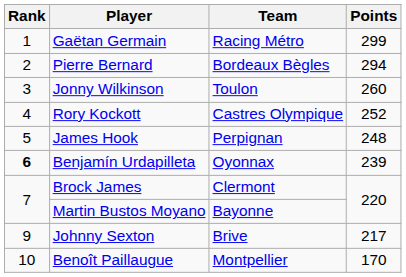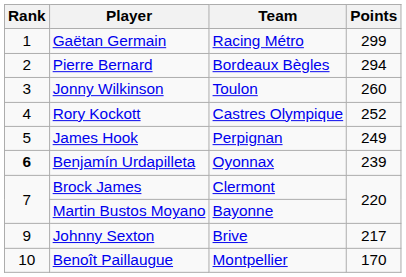(374, 138) 248 -> (374, 138) 249
